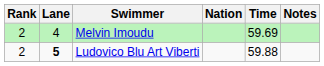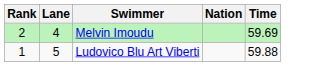- column: (300, 14)
(22, 52) 2 -> (22, 52) 1
(56, 52) bold -> (56, 52) normal
